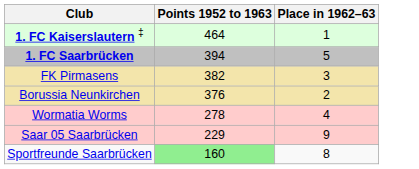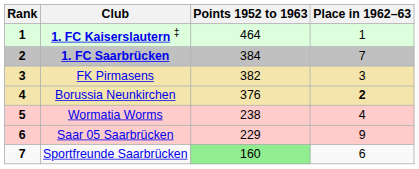+ column: (22, 14)
(215, 56) 394 -> (250, 56) 384
(326, 56) 5 -> (362, 56) 7
(326, 95) normal -> (362, 95) bold
(215, 115) 278 -> (250, 115) 238
(326, 154) 8 -> (362, 154) 6
